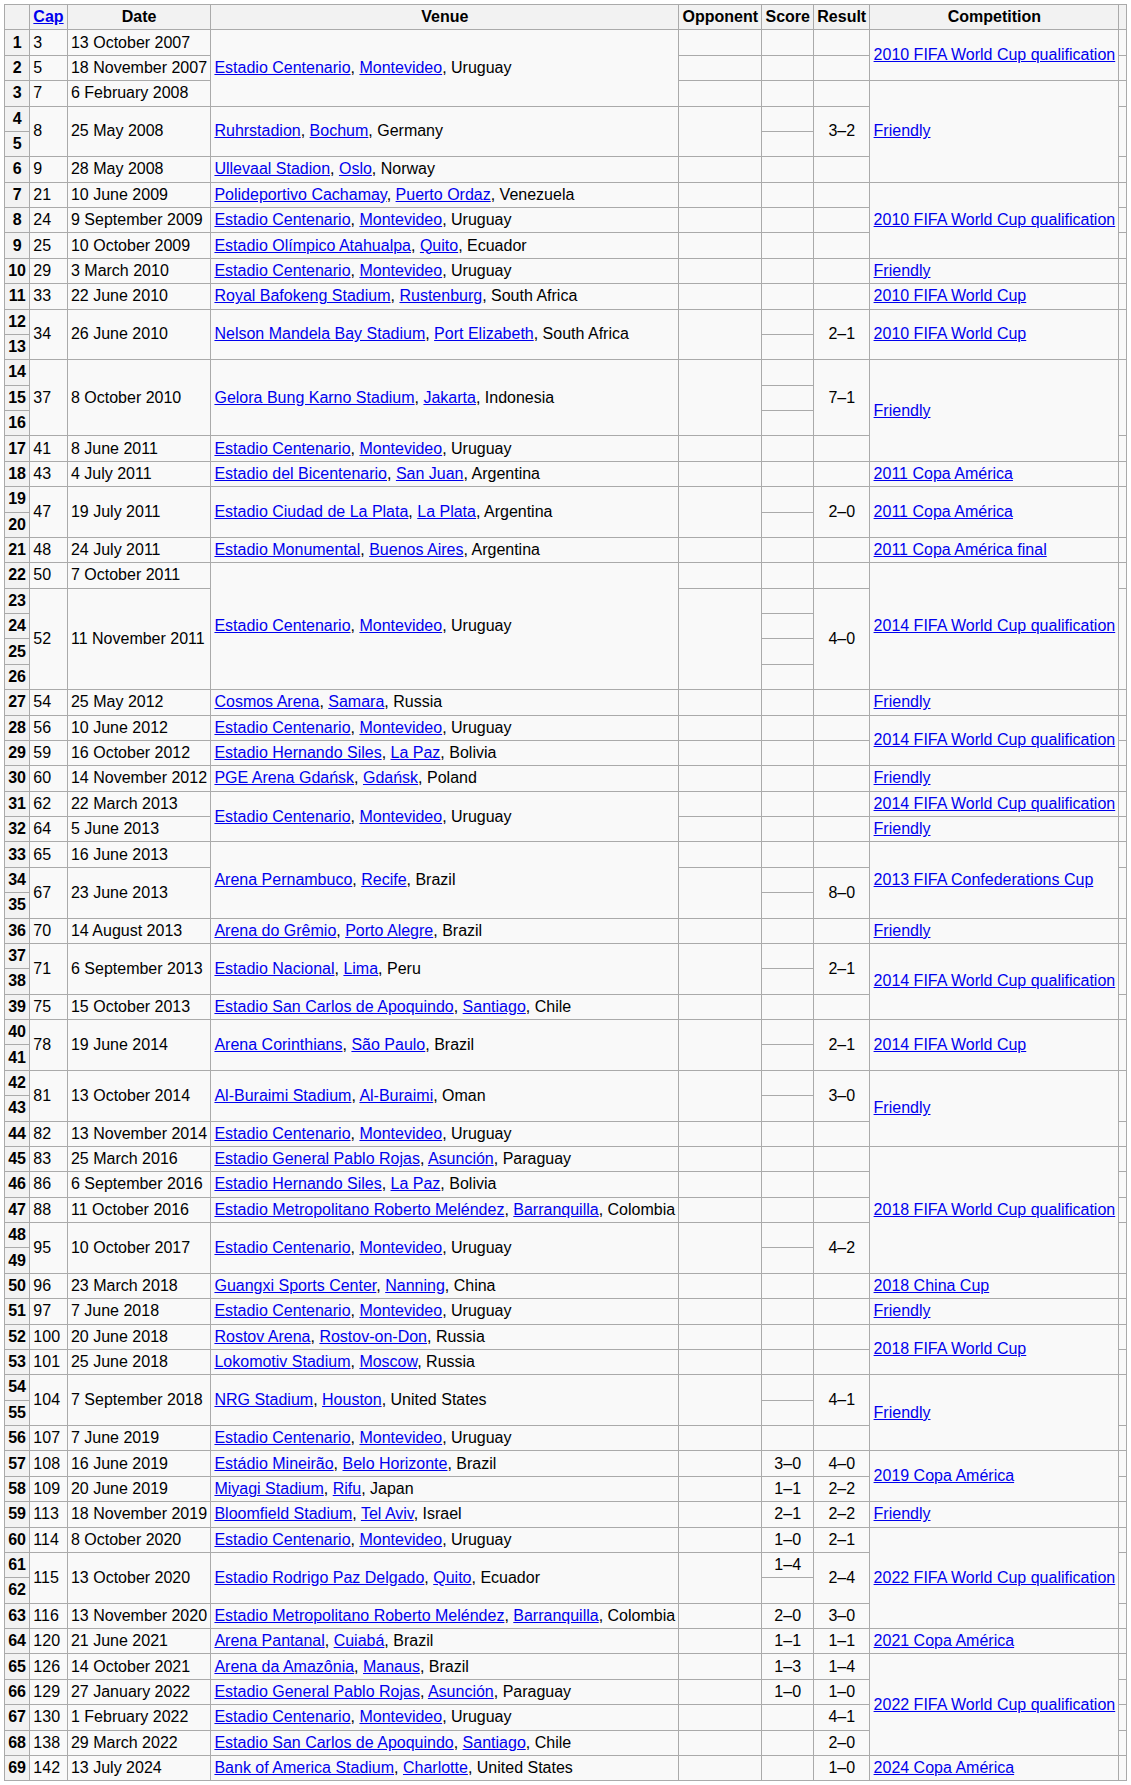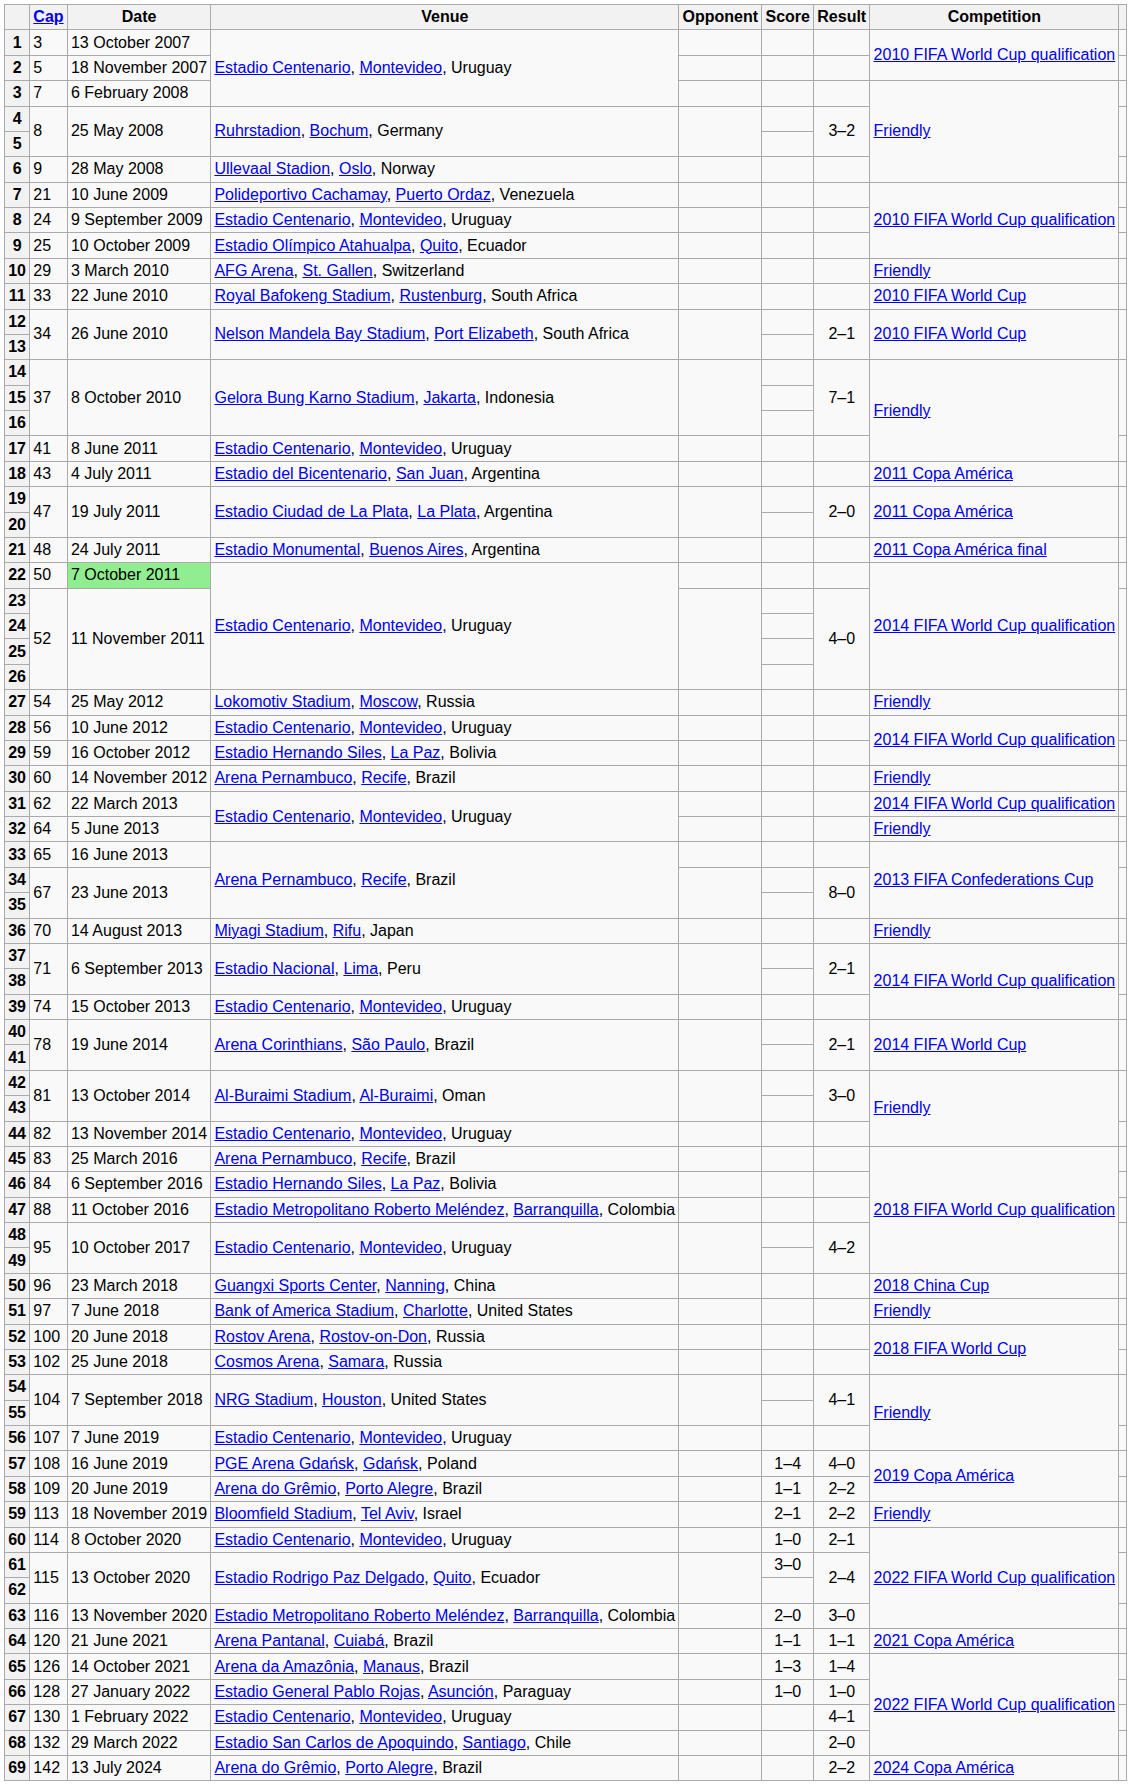(363, 270) Estadio Centenario, Montevideo, Uruguay -> (339, 270) AFG Arena, St. Gallen, Switzerland
(126, 575) no background -> (126, 575) lightgreen background
(328, 702) Cosmos Arena, Samara, Russia -> (345, 702) Lokomotiv Stadium, Moscow, Russia
(346, 778) PGE Arena Gdańsk, Gdańsk, Poland -> (335, 778) Arena Pernambuco, Recife, Brazil
(348, 930) Arena do Grêmio, Porto Alegre, Brazil -> (314, 930) Miyagi Stadium, Rifu, Japan
(42, 1006) 75 -> (42, 1006) 74
(393, 1006) Estadio San Carlos de Apoquindo, Santiago, Chile -> (363, 1006) Estadio Centenario, Montevideo, Uruguay
(393, 1159) Estadio General Pablo Rojas, Asunción, Paraguay -> (335, 1159) Arena Pernambuco, Recife, Brazil
(42, 1184) 86 -> (42, 1184) 84
(363, 1311) Estadio Centenario, Montevideo, Uruguay -> (394, 1311) Bank of America Stadium, Charlotte, United States
(47, 1362) 101 -> (47, 1362) 102
(345, 1362) Lokomotiv Stadium, Moscow, Russia -> (328, 1362) Cosmos Arena, Samara, Russia
(355, 1463) Estádio Mineirão, Belo Horizonte, Brazil -> (346, 1463) PGE Arena Gdańsk, Gdańsk, Poland
(788, 1463) 3–0 -> (788, 1463) 1–4
(314, 1488) Miyagi Stadium, Rifu, Japan -> (348, 1488) Arena do Grêmio, Porto Alegre, Brazil
(788, 1565) 1–4 -> (788, 1565) 3–0
(47, 1691) 129 -> (47, 1691) 128
(47, 1742) 138 -> (47, 1742) 132
(394, 1768) Bank of America Stadium, Charlotte, United States -> (348, 1768) Arena do Grêmio, Porto Alegre, Brazil
(842, 1768) 1–0 -> (842, 1768) 2–2
